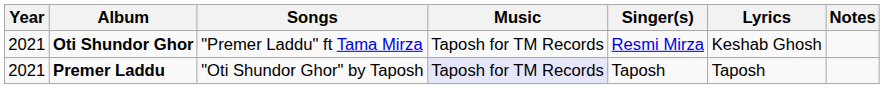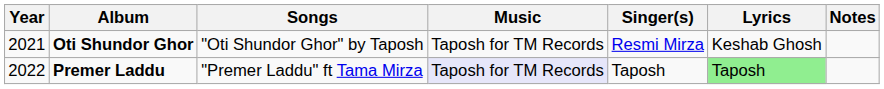(312, 44) "Premer Laddu" ft Tama Mirza -> (312, 44) "Oti Shundor Ghor" by Taposh
(27, 70) 2021 -> (27, 70) 2022
(312, 70) "Oti Shundor Ghor" by Taposh -> (312, 70) "Premer Laddu" ft Tama Mirza
(739, 70) no background -> (739, 70) lightgreen background
